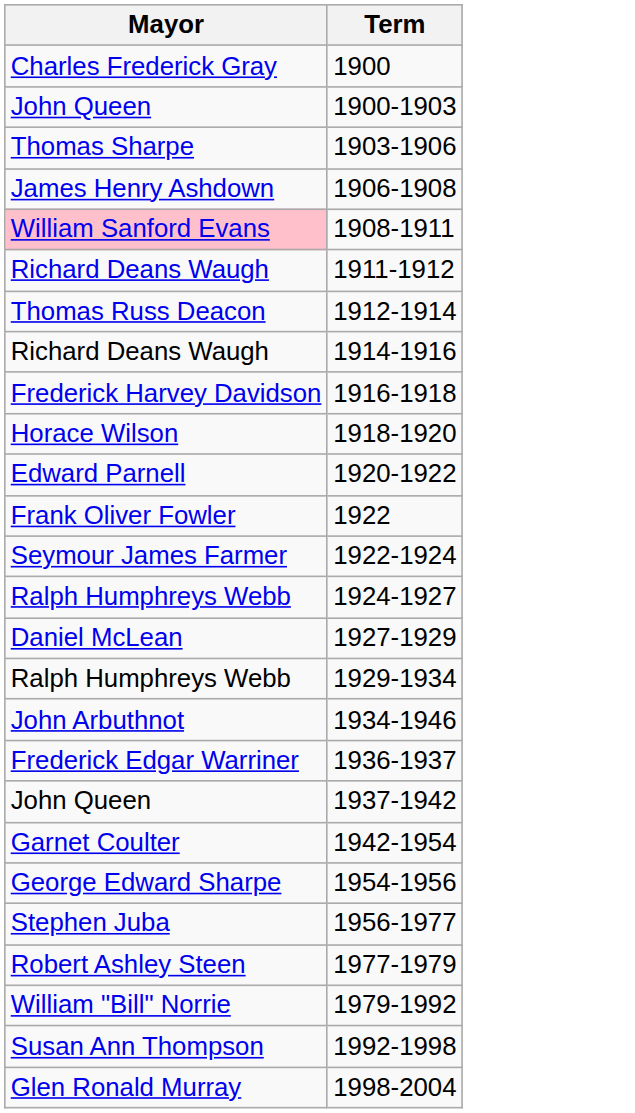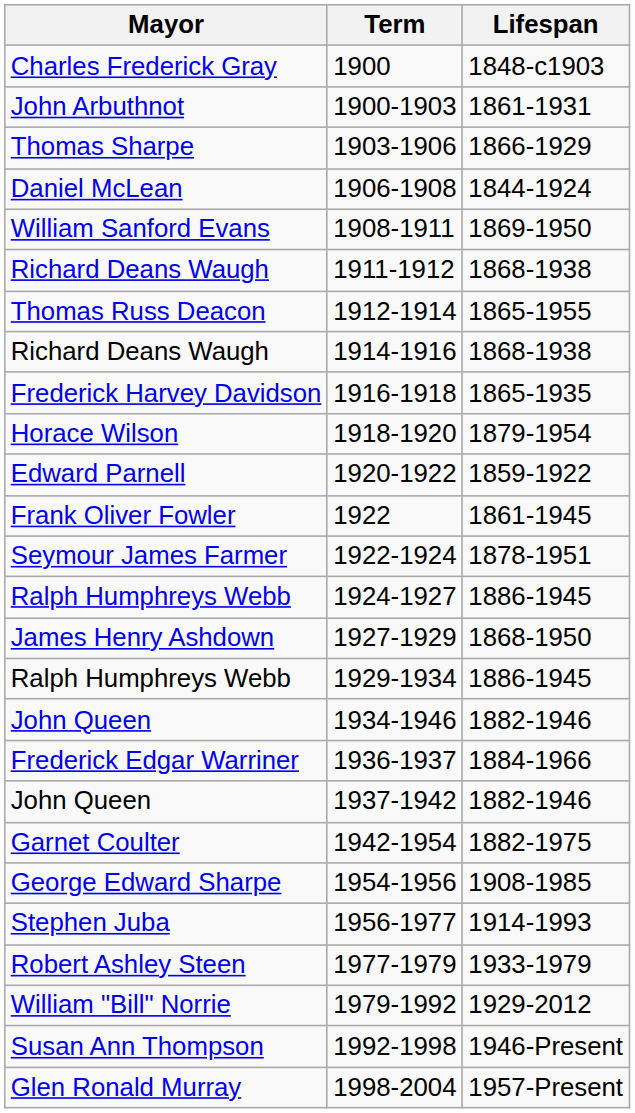+ column: (546, 24)
(81, 106) John Queen -> (97, 106) John Arbuthnot
(142, 188) James Henry Ashdown -> (97, 188) Daniel McLean
(140, 229) pink background -> (140, 229) no background
(97, 637) Daniel McLean -> (142, 637) James Henry Ashdown
(97, 719) John Arbuthnot -> (81, 719) John Queen
